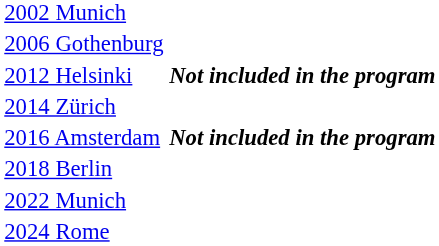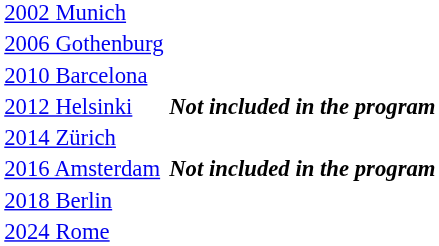+ row: (76, 75)
- row: (65, 200)
